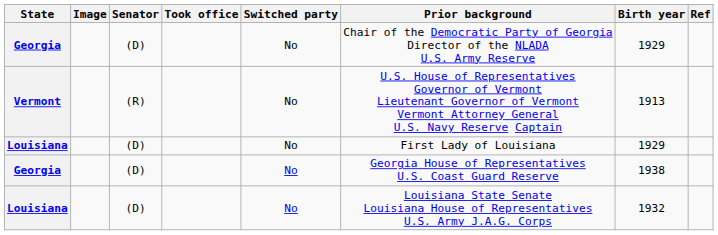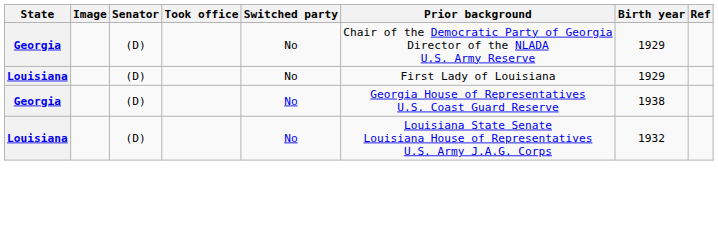- row: (37, 102)
